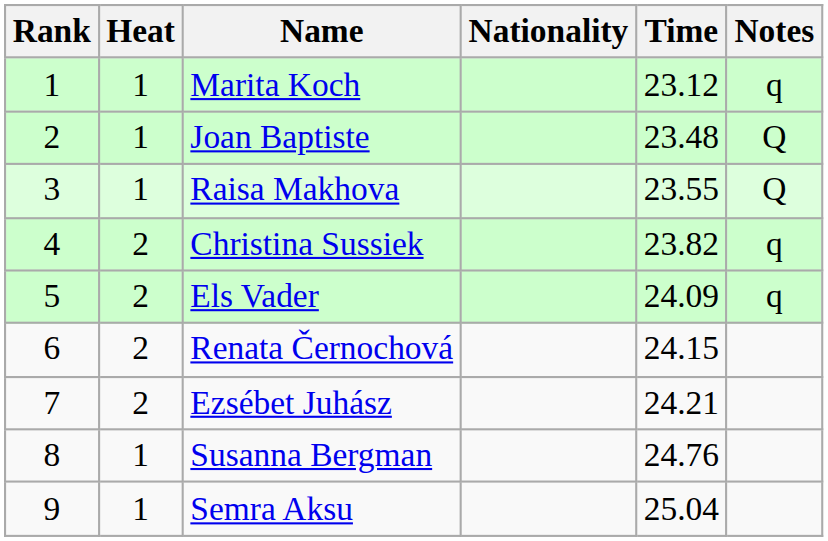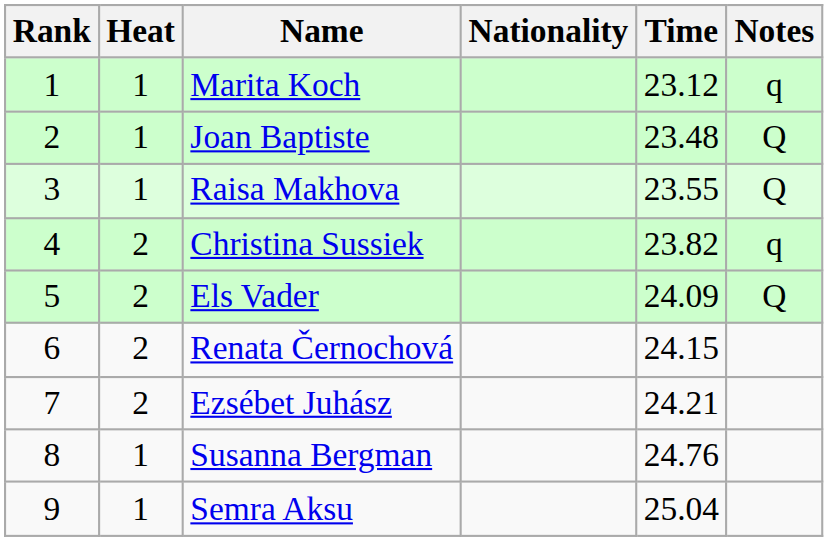(774, 296) q -> (774, 296) Q
